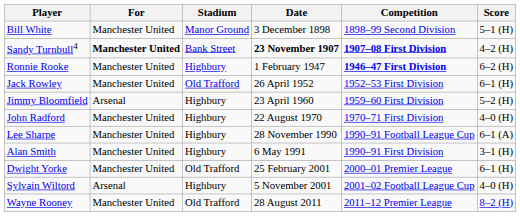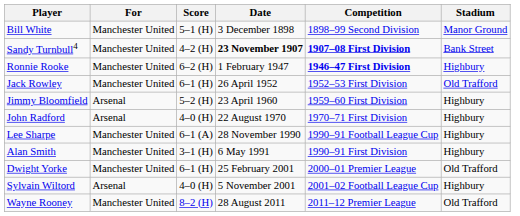columns swapped: (496, 13) <-> (217, 13)
(136, 48) bold -> (133, 48) normal
(133, 117) Manchester United -> (109, 117) Arsenal
